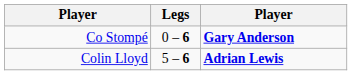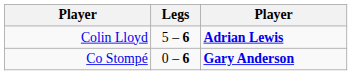rows swapped: (114, 59) <-> (117, 37)
